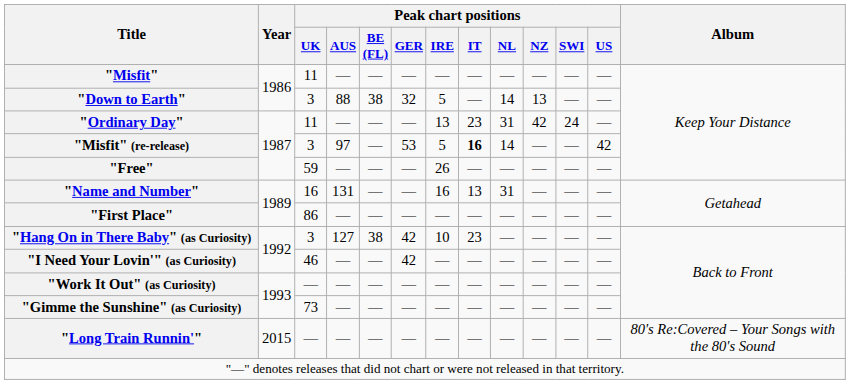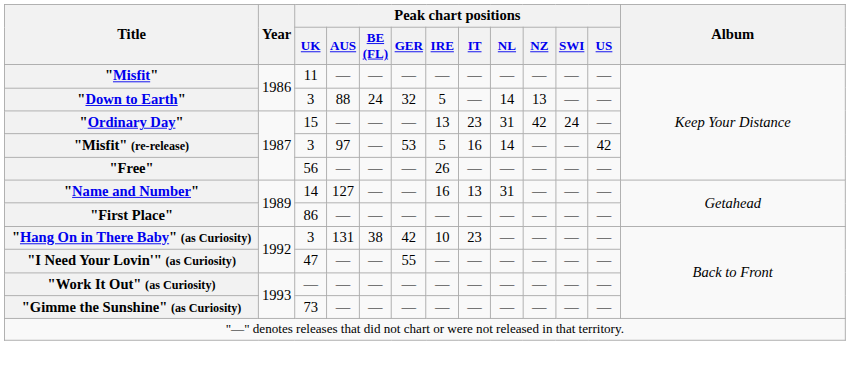(375, 99) 38 -> (375, 99) 24
(311, 122) 11 -> (311, 122) 15
(475, 145) bold -> (475, 145) normal
(311, 168) 59 -> (311, 168) 56
(311, 191) 16 -> (311, 191) 14
(343, 191) 131 -> (343, 191) 127
(343, 237) 127 -> (343, 237) 131
(311, 260) 46 -> (311, 260) 47
(409, 260) 42 -> (409, 260) 55
- row: (132, 338)
